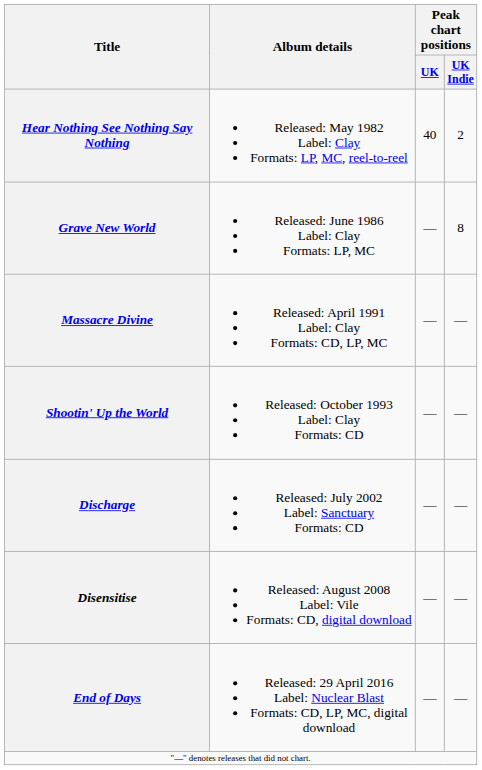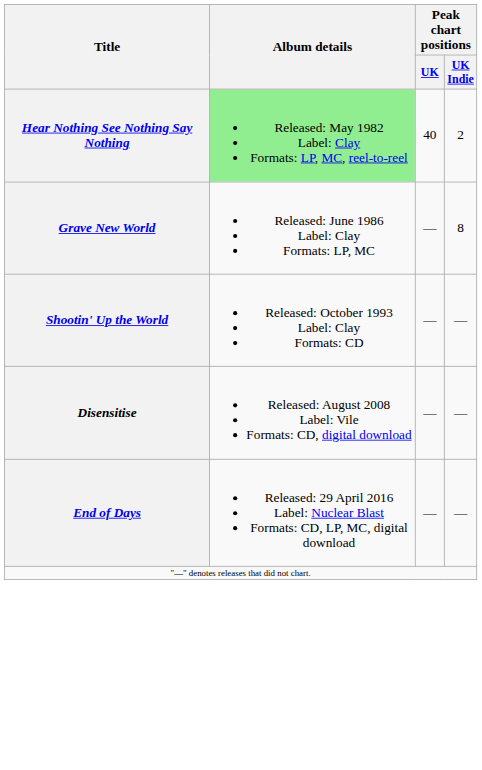(312, 143) no background -> (312, 143) lightgreen background
- row: (107, 320)
- row: (107, 505)
